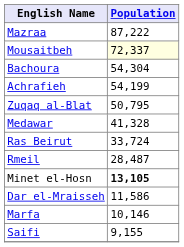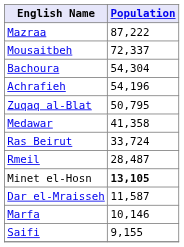(130, 50) lightyellow background -> (130, 50) no background
(130, 87) 54,199 -> (130, 87) 54,196
(130, 123) 41,328 -> (130, 123) 41,358
(130, 196) 11,586 -> (130, 196) 11,587
